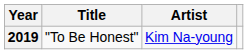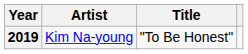columns swapped: (92, 15) <-> (189, 15)
